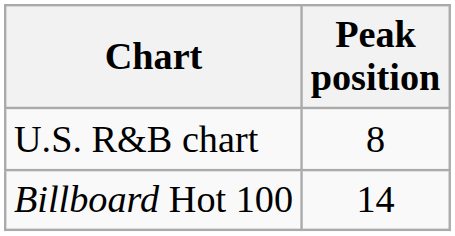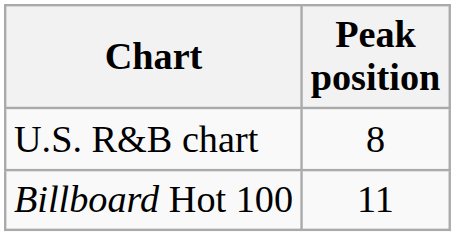(375, 199) 14 -> (375, 199) 11
